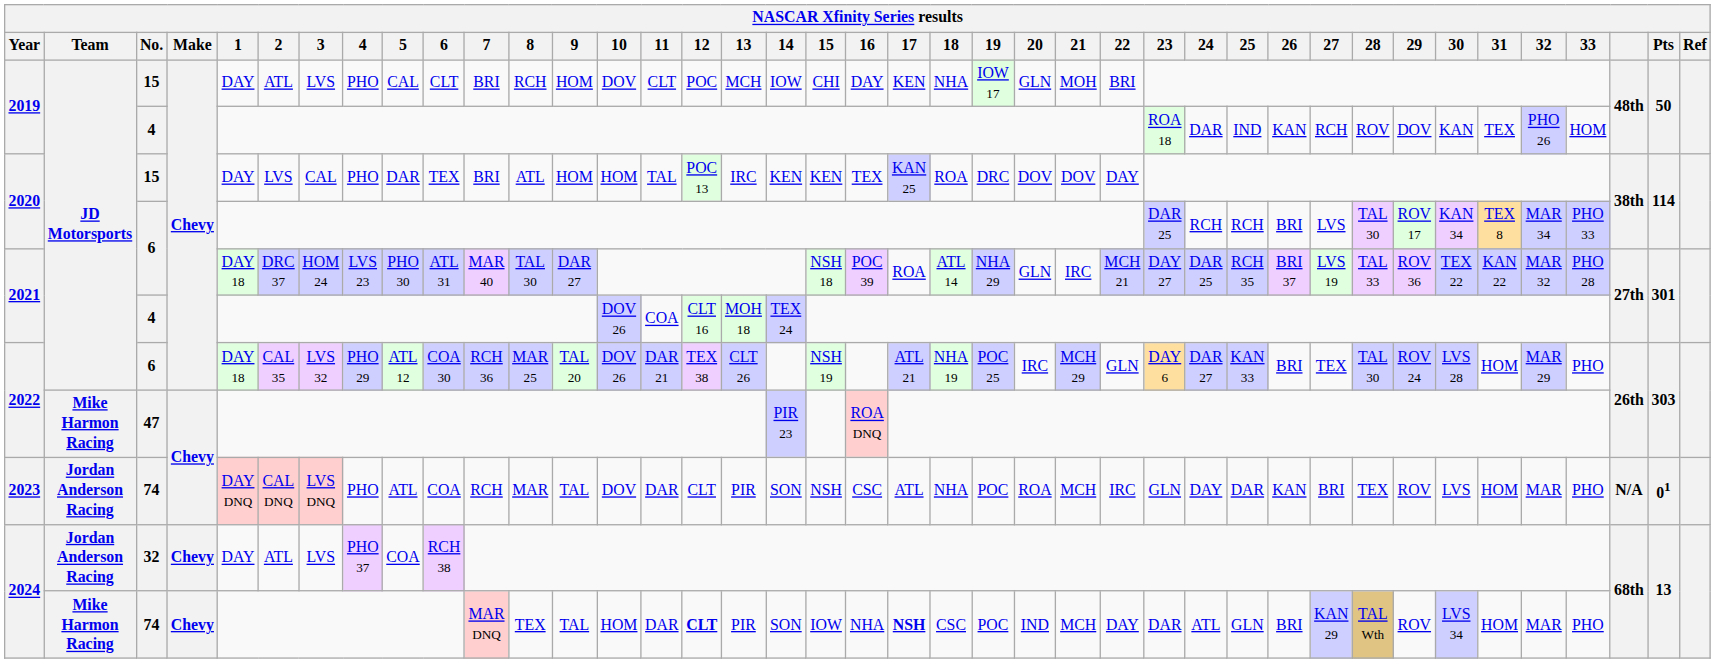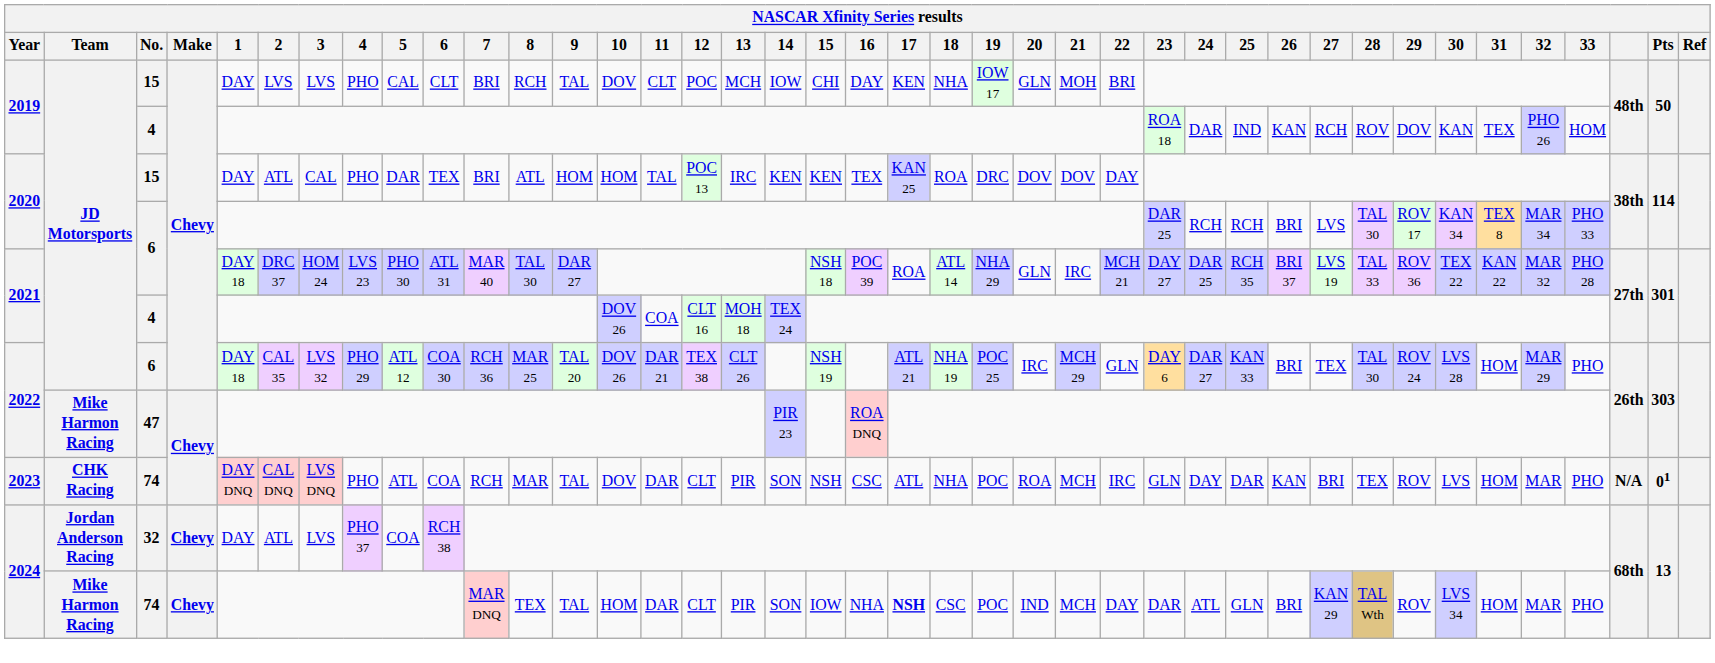(278, 82) ATL -> (278, 82) LVS
(574, 82) HOM -> (574, 82) TAL
(278, 177) LVS -> (278, 177) ATL
(90, 490) Jordan Anderson Racing -> (90, 480) CHK Racing
(702, 624) bold -> (702, 604) normal
